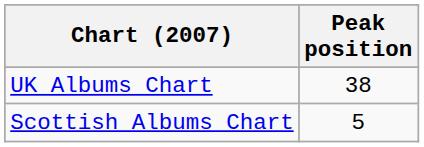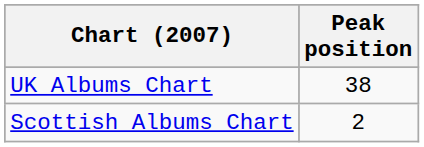(358, 122) 5 -> (358, 122) 2
